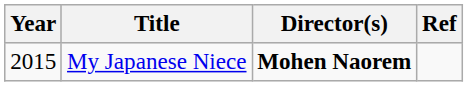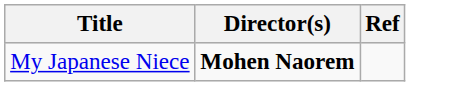- column: (33, 23)
